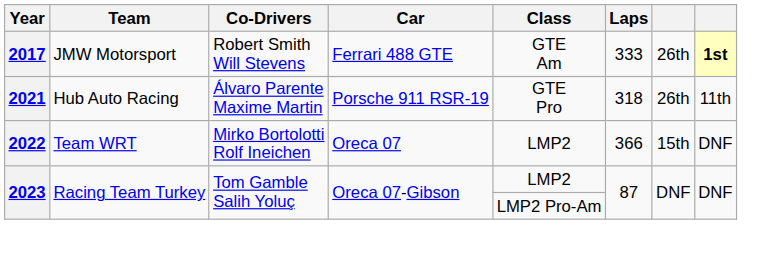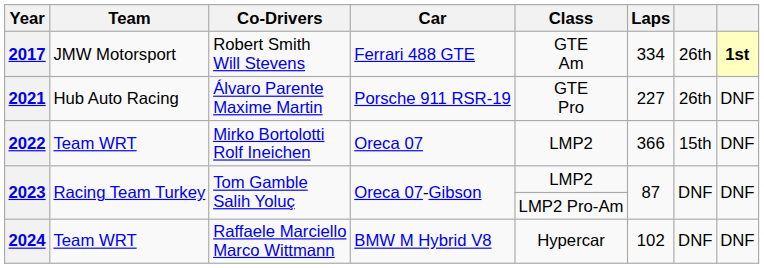(629, 54) 333 -> (651, 54) 334
(629, 99) 318 -> (651, 99) 227
(715, 99) 11th -> (737, 99) DNF
+ row: (27, 241)
